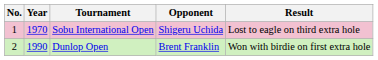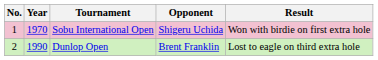(294, 30) Lost to eagle on third extra hole -> (299, 30) Won with birdie on first extra hole
(299, 47) Won with birdie on first extra hole -> (294, 47) Lost to eagle on third extra hole
